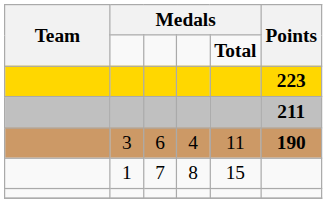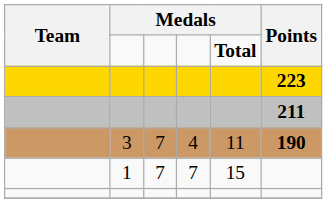(160, 142) 6 -> (160, 142) 7
(193, 173) 8 -> (193, 173) 7
